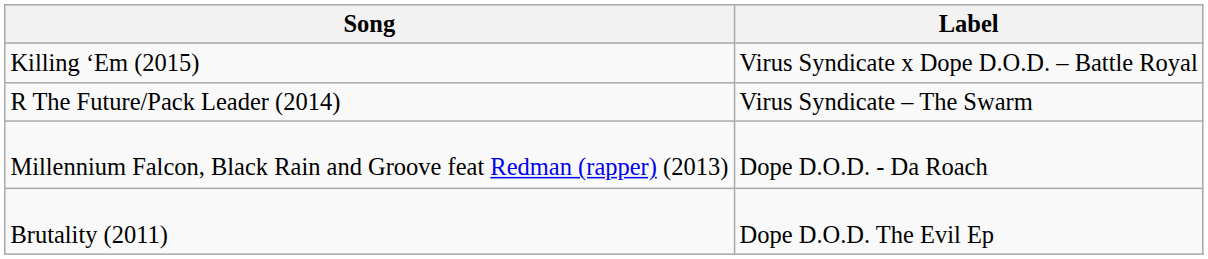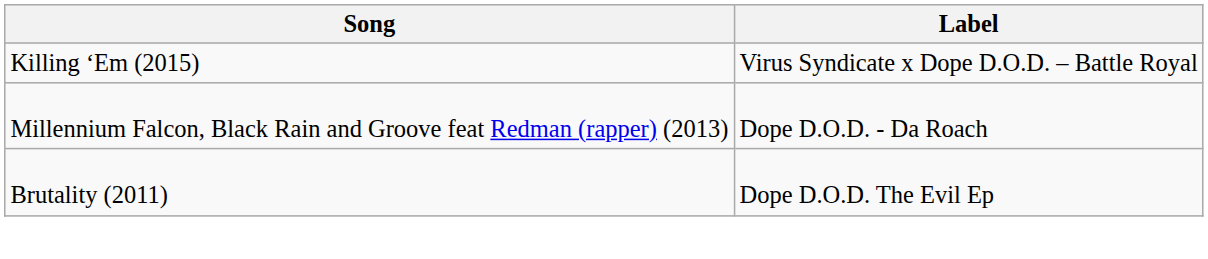- row: (175, 101)
